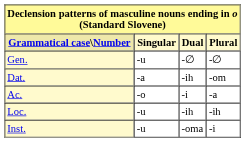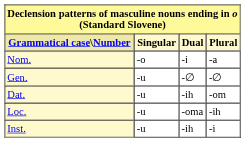+ row: (19, 59)
(141, 77) -a -> (141, 94) -u
- row: (15, 94)
(187, 111) -ih -> (192, 111) -oma
(192, 128) -oma -> (187, 128) -ih
